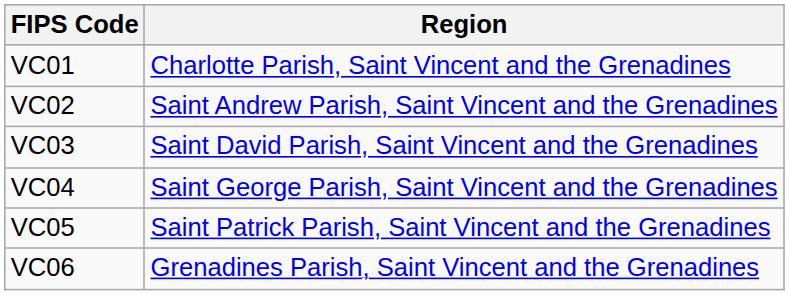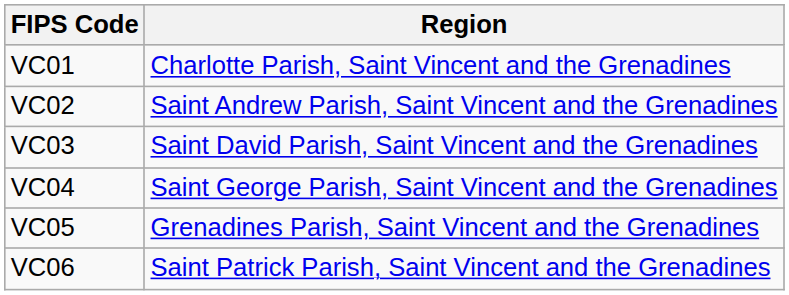(461, 227) Saint Patrick Parish, Saint Vincent and the Grenadines -> (455, 227) Grenadines Parish, Saint Vincent and the Grenadines
(455, 268) Grenadines Parish, Saint Vincent and the Grenadines -> (461, 268) Saint Patrick Parish, Saint Vincent and the Grenadines
